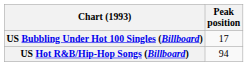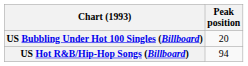(224, 38) 17 -> (224, 38) 20
